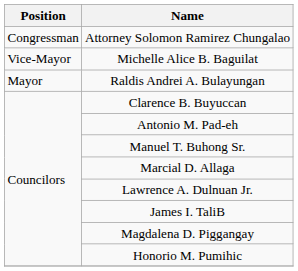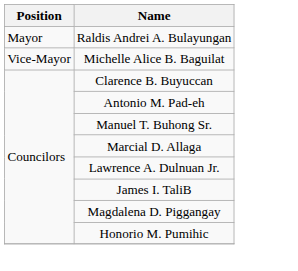- row: (187, 37)
rows swapped: (187, 81) <-> (187, 59)
